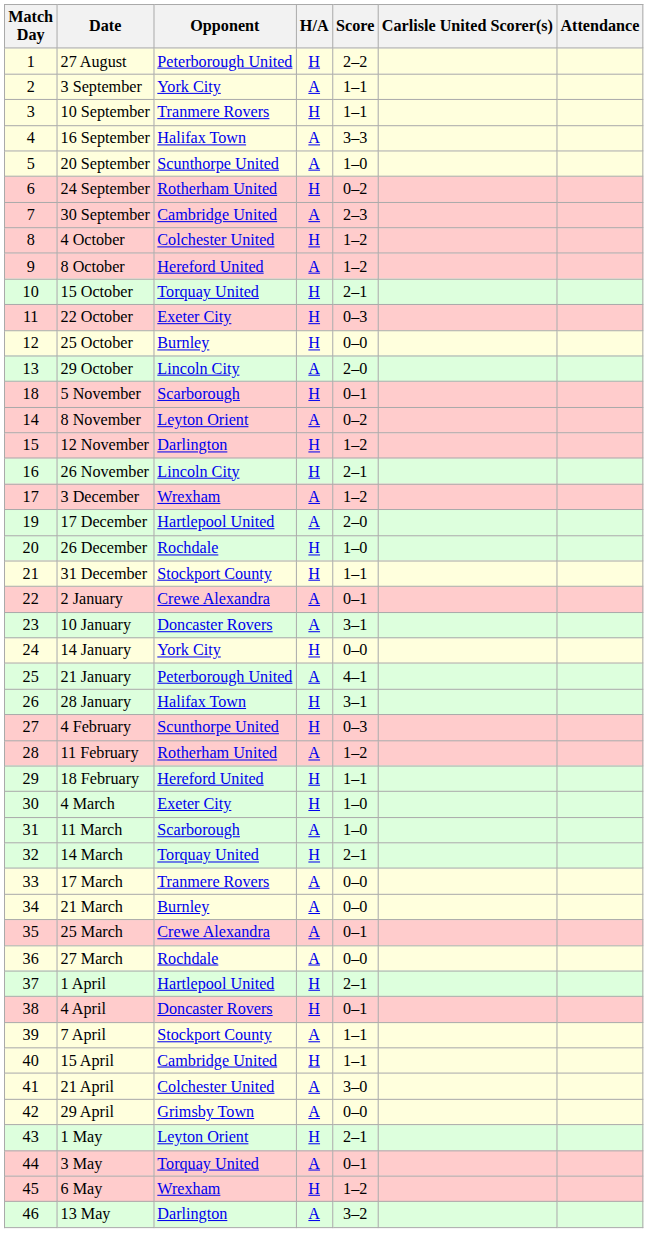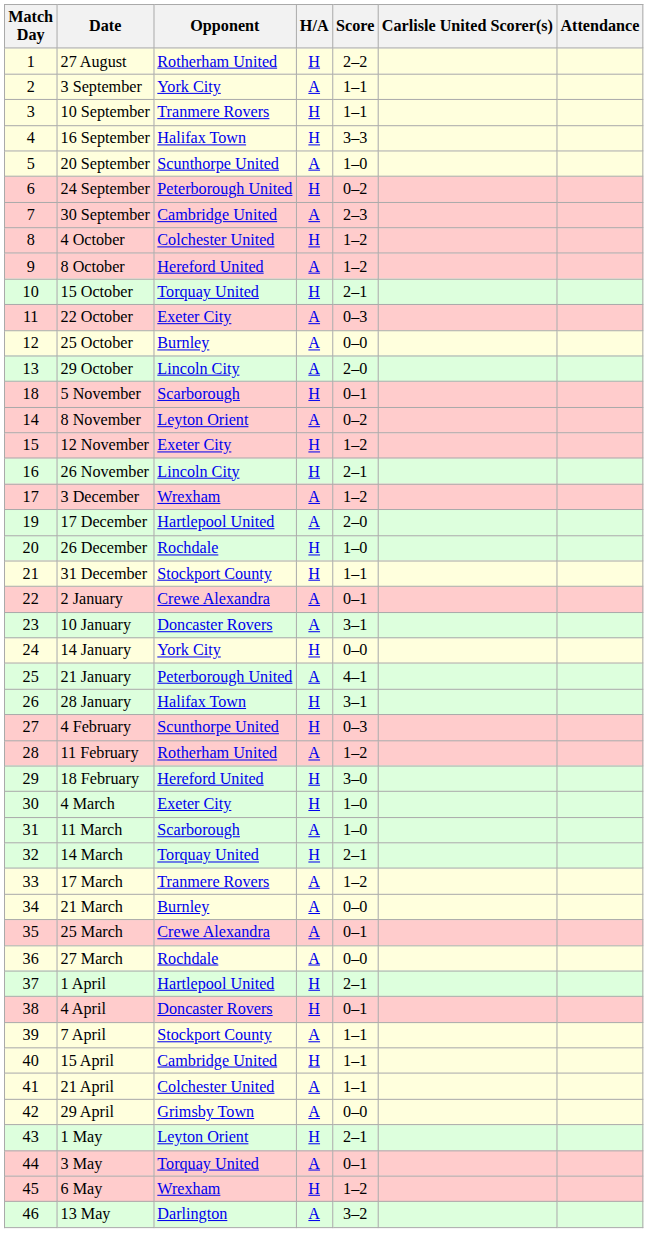(225, 61) Peterborough United -> (217, 61) Rotherham United
(314, 138) A -> (314, 138) H
(217, 189) Rotherham United -> (225, 189) Peterborough United
(314, 317) H -> (314, 317) A
(314, 343) H -> (314, 343) A
(192, 445) Darlington -> (194, 445) Exeter City
(355, 778) 1–1 -> (355, 778) 3–0
(355, 881) 0–0 -> (355, 881) 1–2
(355, 1086) 3–0 -> (355, 1086) 1–1
